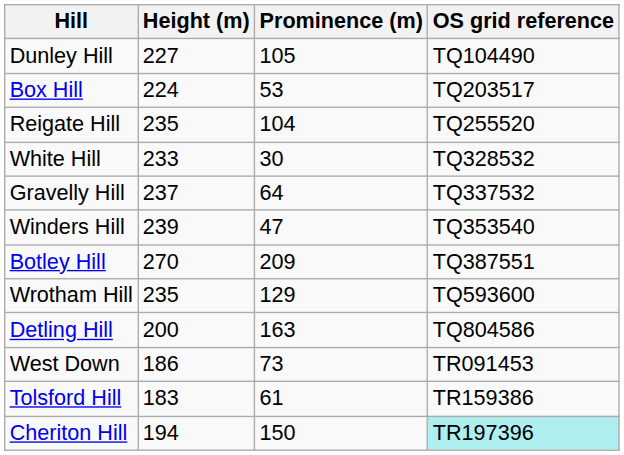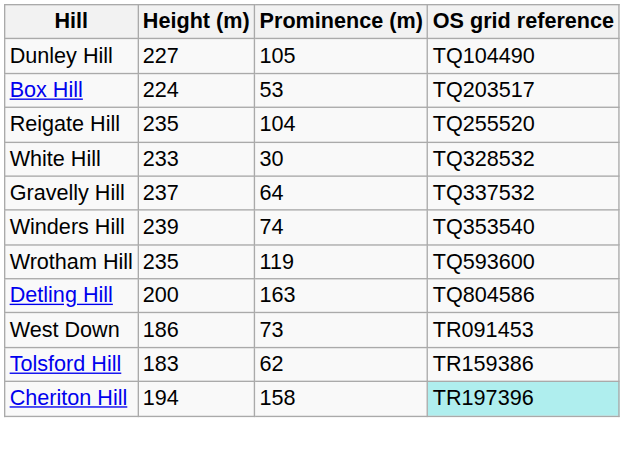(272, 227) 47 -> (272, 227) 74
- row: (58, 261)
(278, 295) 129 -> (277, 261) 119
(272, 398) 61 -> (272, 364) 62
(278, 432) 150 -> (278, 398) 158
